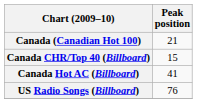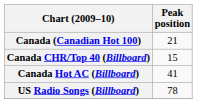(172, 90) 76 -> (172, 90) 78
